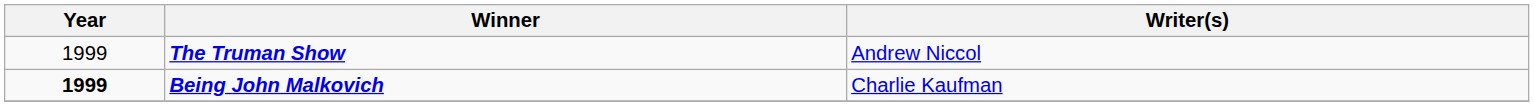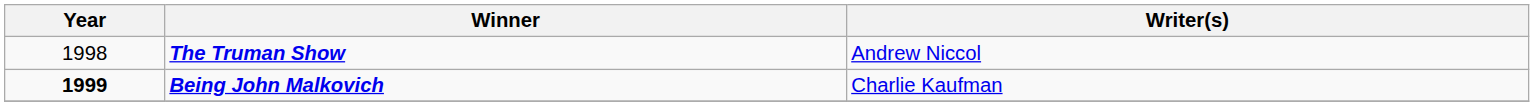(85, 52) 1999 -> (85, 52) 1998
